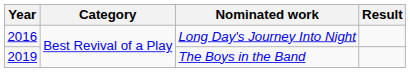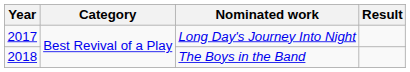(22, 36) 2016 -> (22, 36) 2017
(22, 57) 2019 -> (22, 57) 2018
